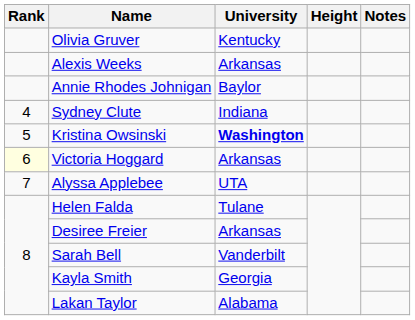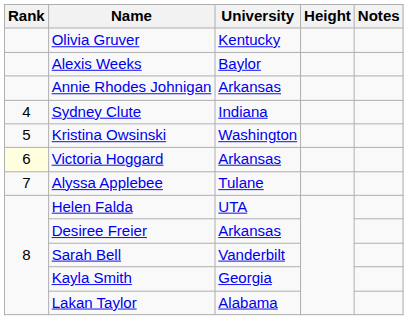(250, 64) Arkansas -> (240, 64) Baylor
(240, 87) Baylor -> (250, 87) Arkansas
(261, 135) bold -> (258, 135) normal
(233, 183) UTA -> (241, 183) Tulane
(241, 207) Tulane -> (233, 207) UTA
